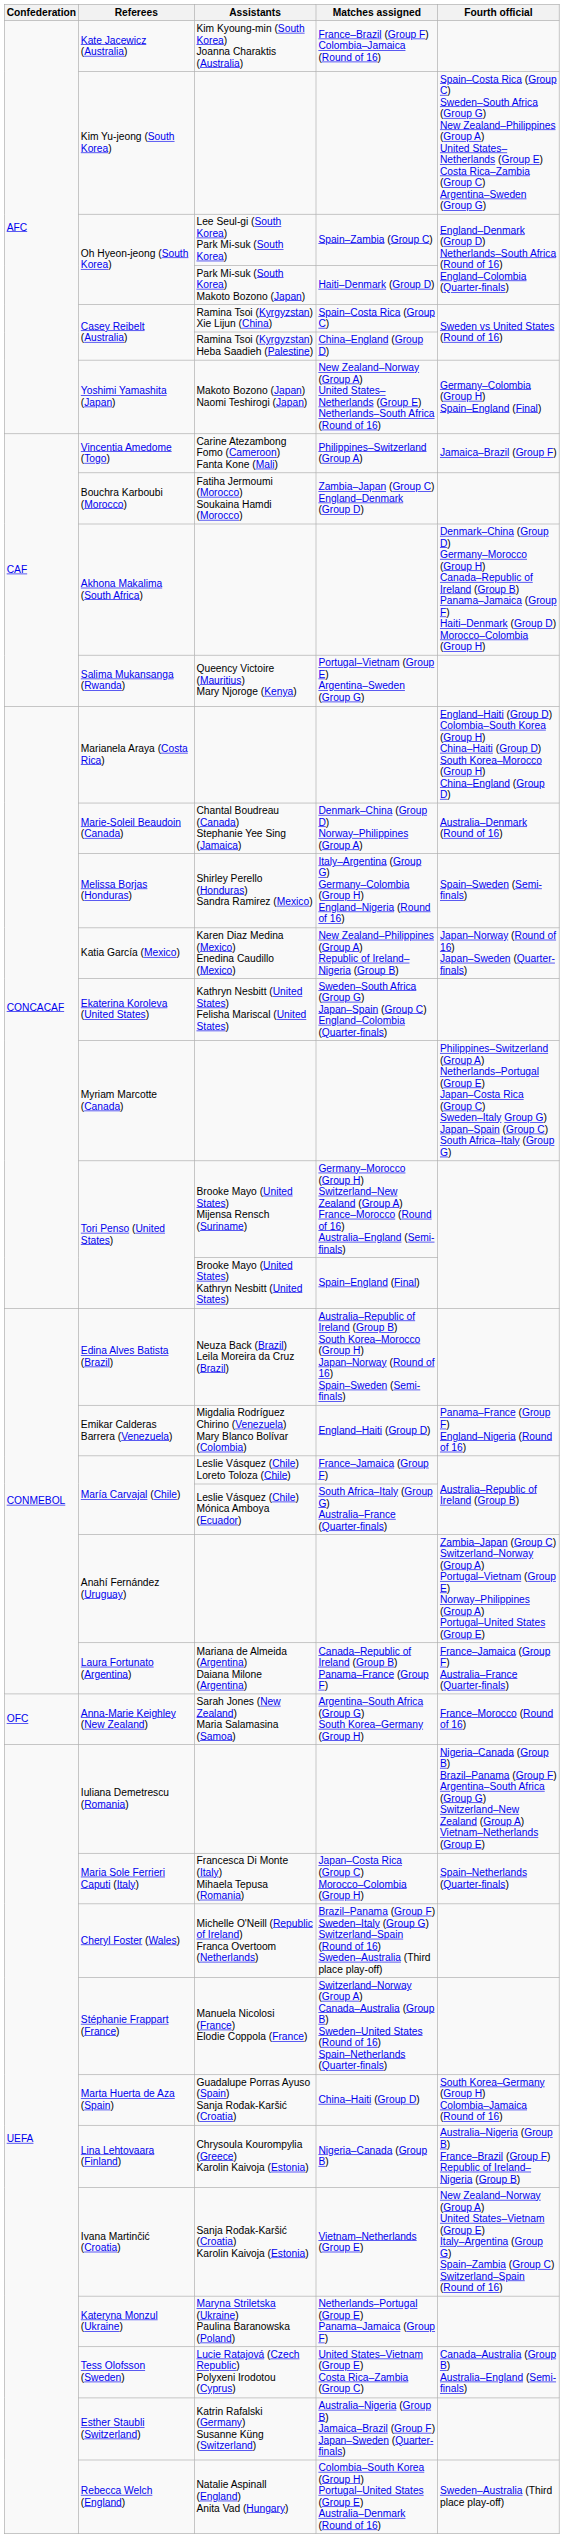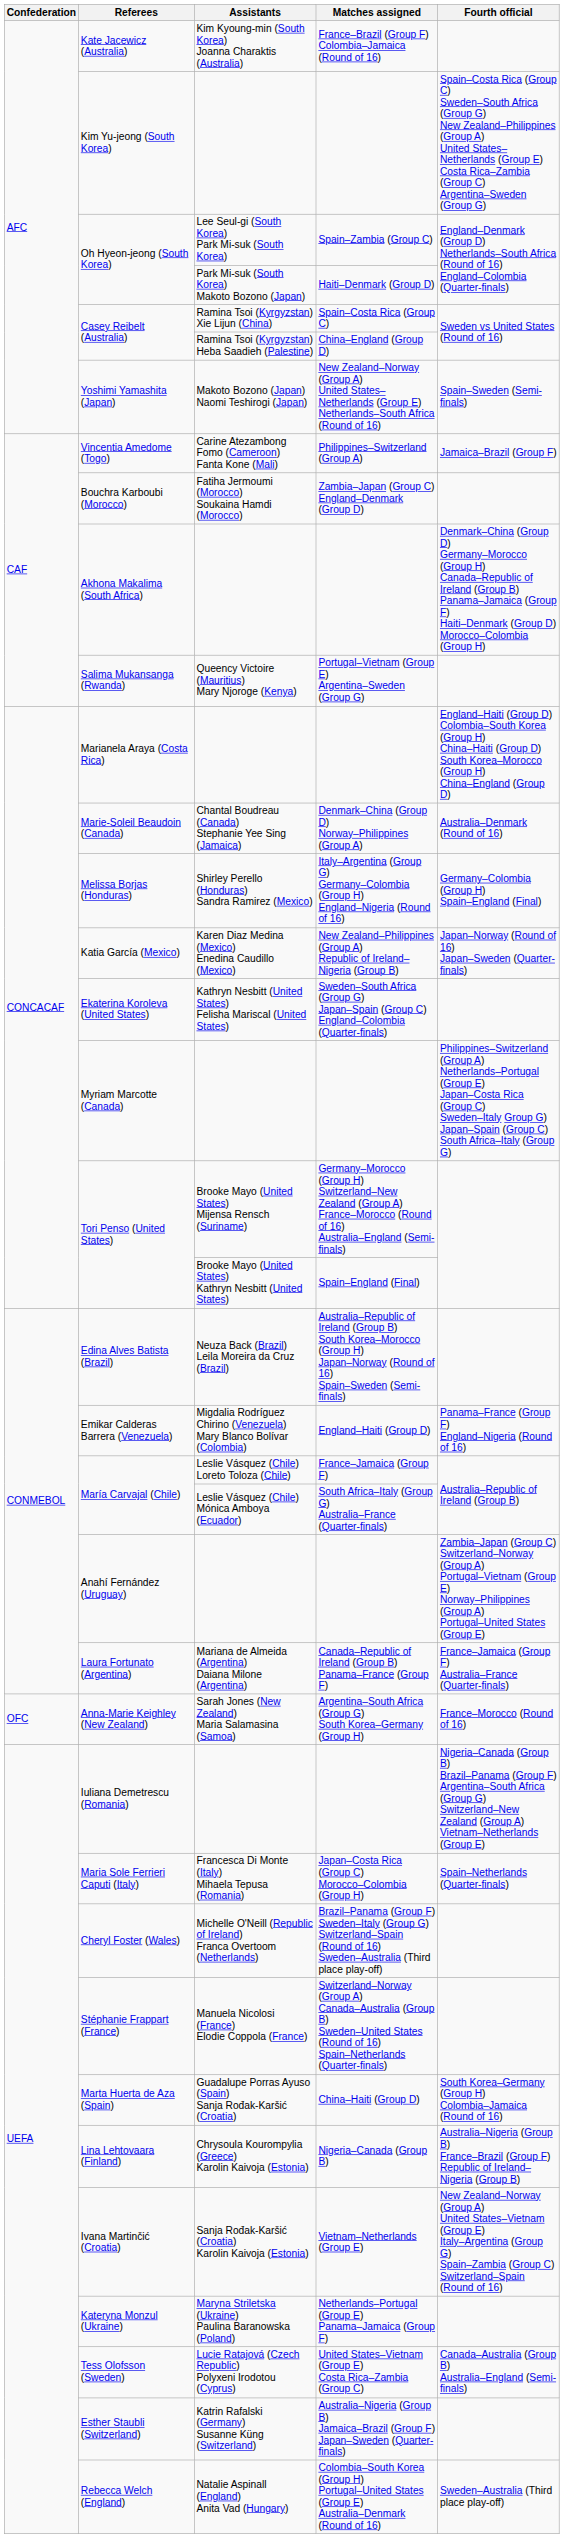(491, 397) Germany–Colombia (Group H) Spain–England (Final) -> (491, 397) Spain–Sweden (Semi-finals)
(491, 890) Spain–Sweden (Semi-finals) -> (491, 890) Germany–Colombia (Group H) Spain–England (Final)
